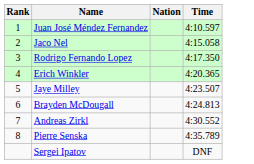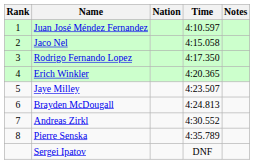+ column: (236, 12)
